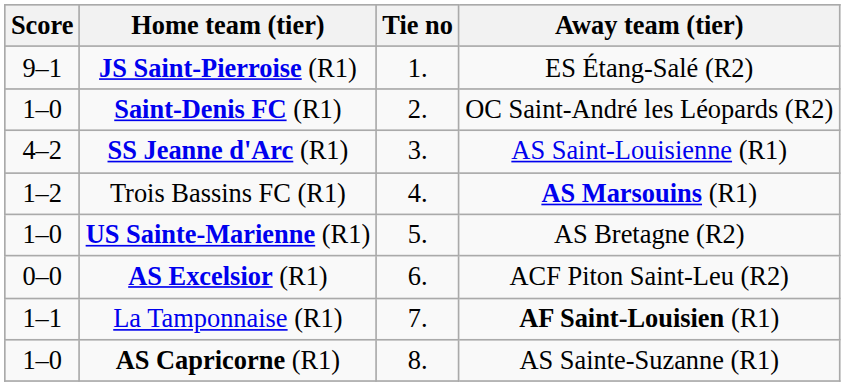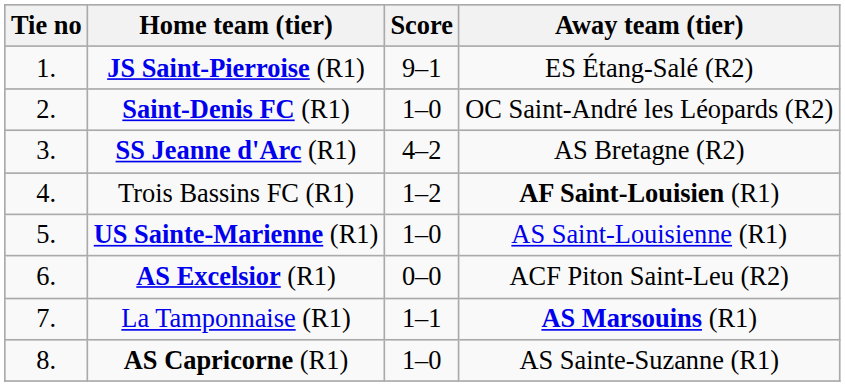columns swapped: (418, 25) <-> (42, 25)
(649, 151) AS Saint-Louisienne (R1) -> (649, 151) AS Bretagne (R2)
(649, 192) AS Marsouins (R1) -> (649, 192) AF Saint-Louisien (R1)
(649, 234) AS Bretagne (R2) -> (649, 234) AS Saint-Louisienne (R1)
(649, 318) AF Saint-Louisien (R1) -> (649, 318) AS Marsouins (R1)
